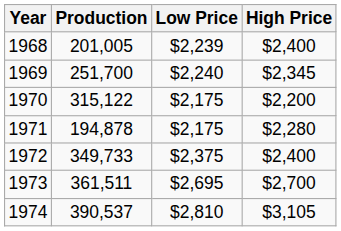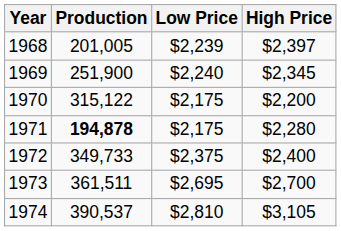(289, 45) $2,400 -> (289, 45) $2,397
(101, 73) 251,700 -> (101, 73) 251,900
(101, 128) normal -> (101, 128) bold
